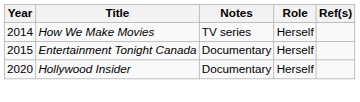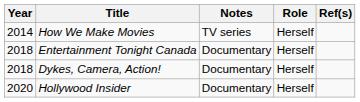(20, 50) 2015 -> (20, 50) 2018
+ row: (100, 69)
